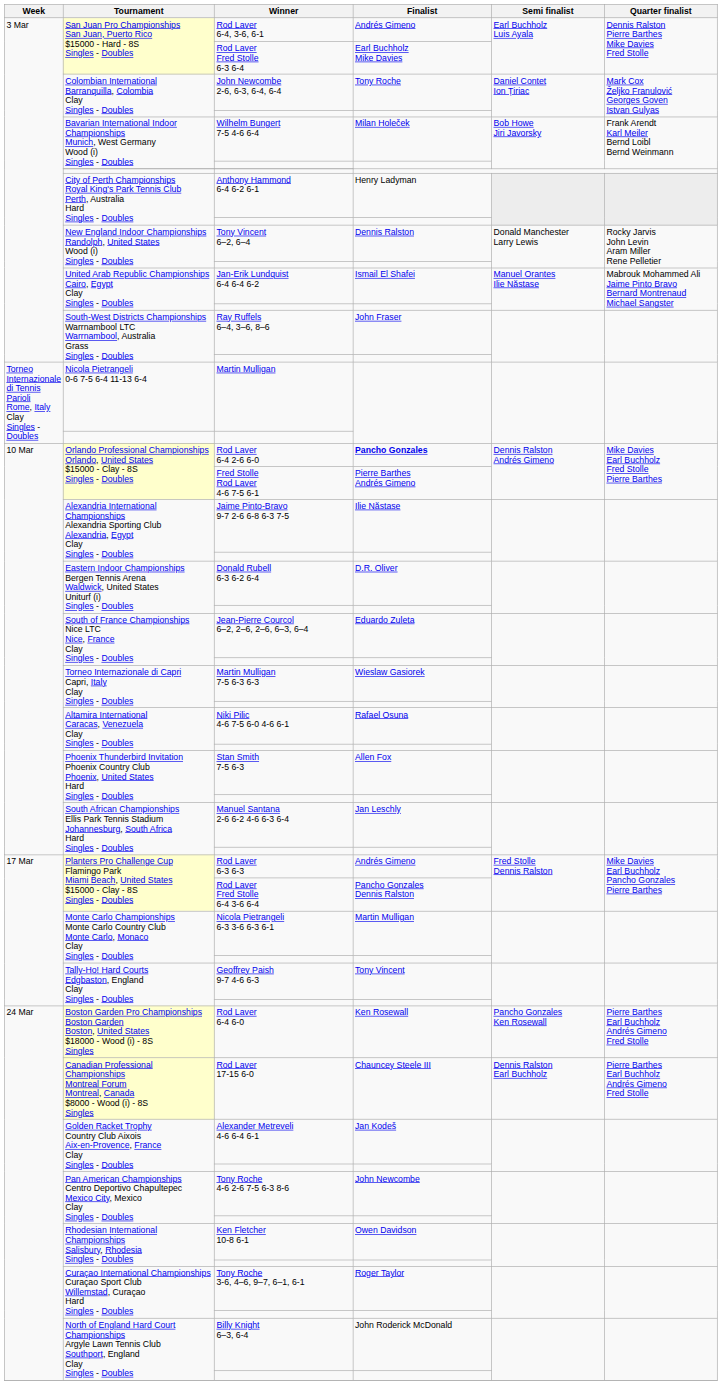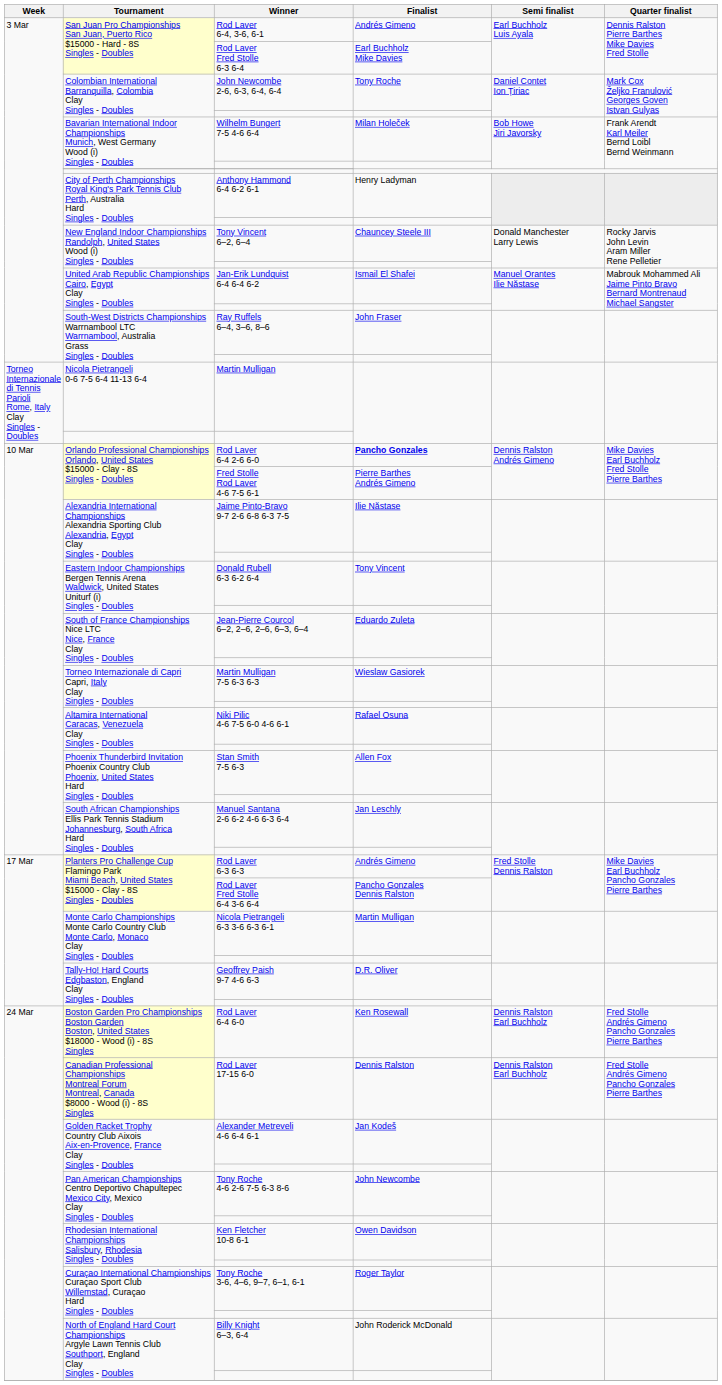(384, 232) Dennis Ralston -> (393, 232) Chauncey Steele III
(376, 568) D.R. Oliver -> (380, 568) Tony Vincent
(380, 970) Tony Vincent -> (376, 970) D.R. Oliver
(528, 1017) Pancho Gonzales Ken Rosewall -> (523, 1017) Dennis Ralston Earl Buchholz
(637, 1026) Pierre Barthes Earl Buchholz Andrés Gimeno Fred Stolle -> (641, 1026) Fred Stolle Andrés Gimeno Pancho Gonzales Pierre Barthes
(393, 1064) Chauncey Steele III -> (384, 1064) Dennis Ralston
(637, 1079) Pierre Barthes Earl Buchholz Andrés Gimeno Fred Stolle -> (641, 1079) Fred Stolle Andrés Gimeno Pancho Gonzales Pierre Barthes
